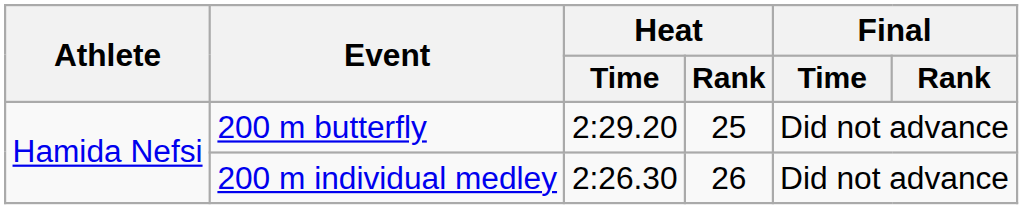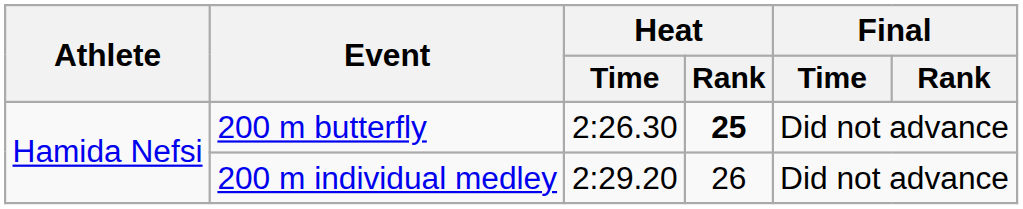(625, 128) 2:29.20 -> (625, 128) 2:26.30
(729, 128) normal -> (729, 128) bold
(625, 178) 2:26.30 -> (625, 178) 2:29.20
